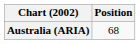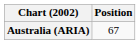(113, 30) 68 -> (113, 30) 67
